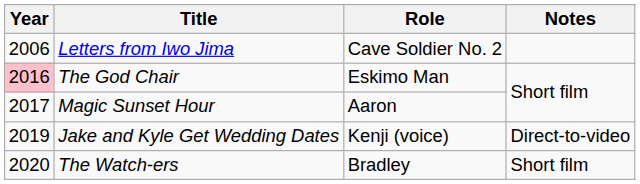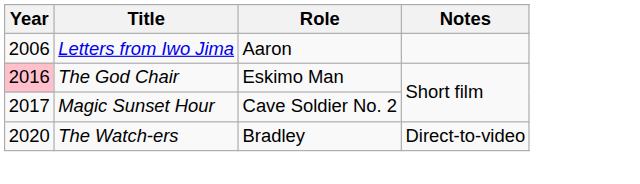(425, 48) Cave Soldier No. 2 -> (267, 48) Aaron
(372, 106) Aaron -> (320, 106) Cave Soldier No. 2
- row: (199, 135)
(549, 164) Short film -> (465, 135) Direct-to-video
